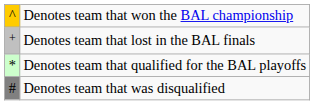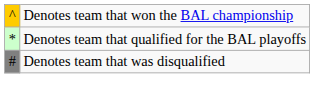- row: (139, 40)
